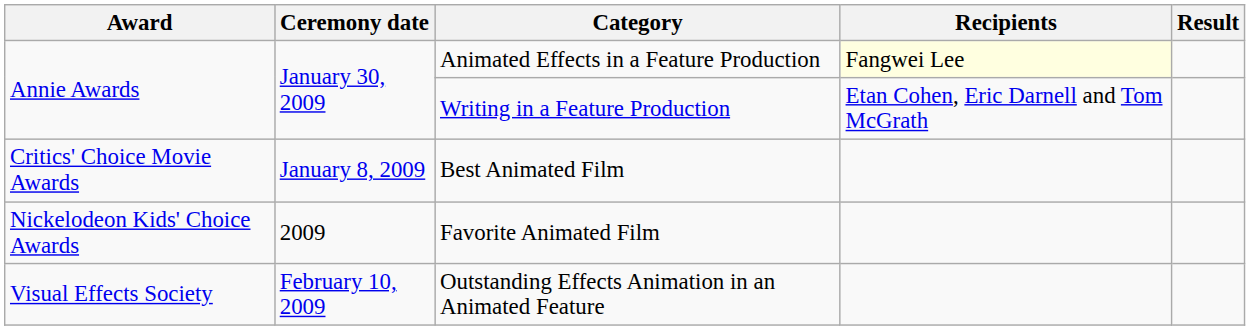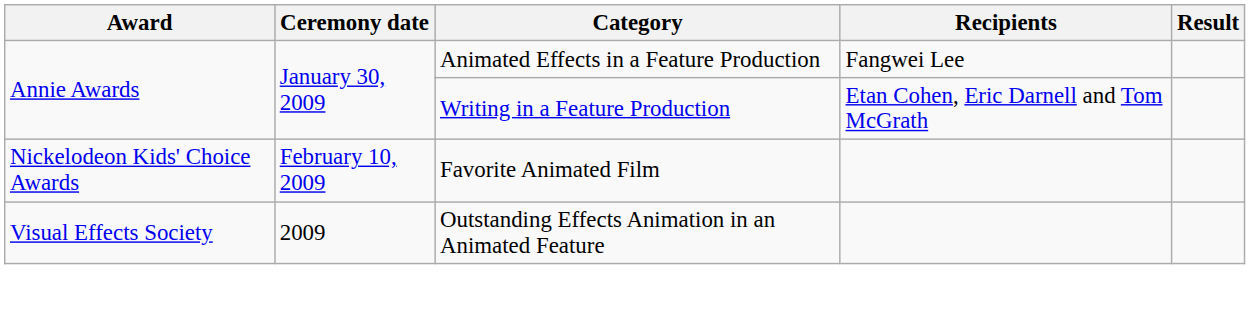(905, 58) lightyellow background -> (905, 58) no background
- row: (532, 170)
(303, 232) 2009 -> (338, 170) February 10, 2009
(338, 294) February 10, 2009 -> (303, 232) 2009
